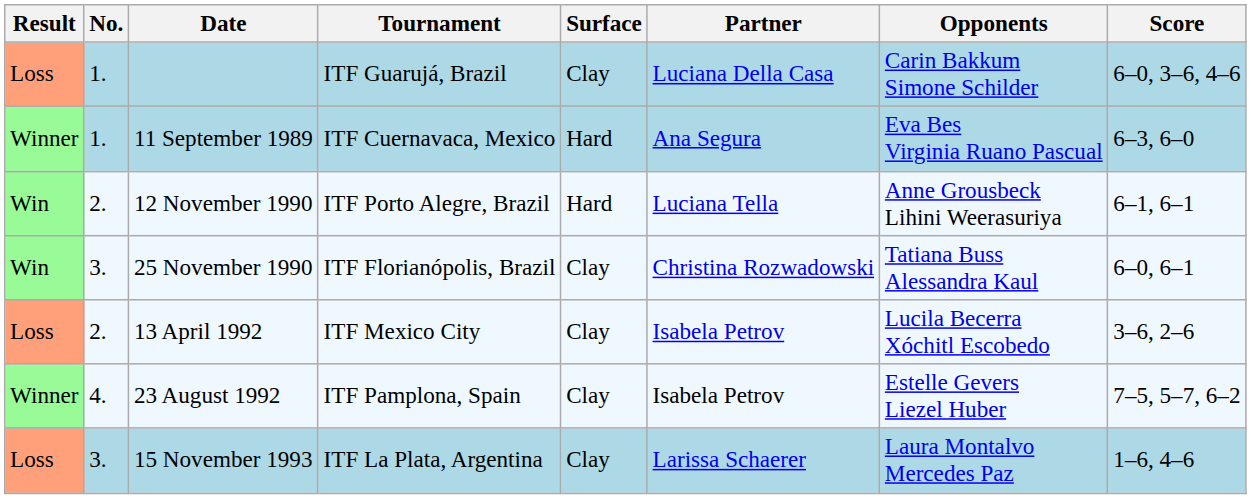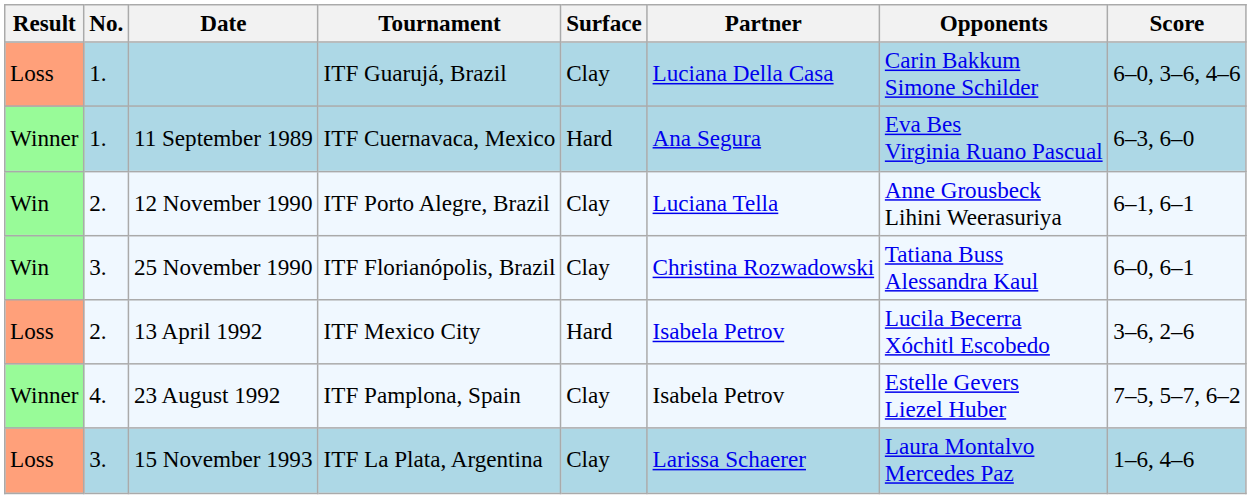(589, 202) Hard -> (588, 202) Clay
(588, 331) Clay -> (589, 331) Hard
